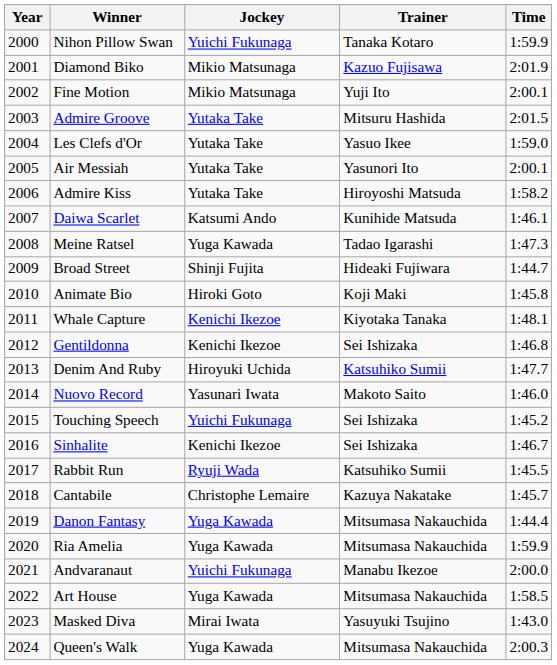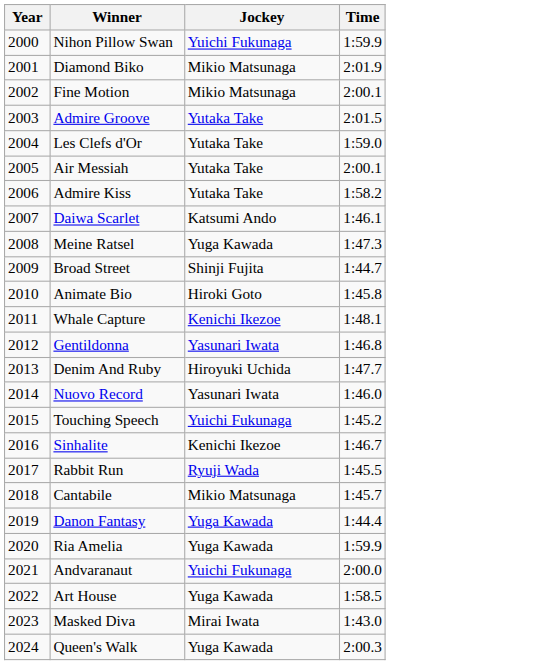- column: (423, 17)
(234, 344) Kenichi Ikezoe -> (233, 344) Yasunari Iwata
(249, 495) Christophe Lemaire -> (242, 495) Mikio Matsunaga
